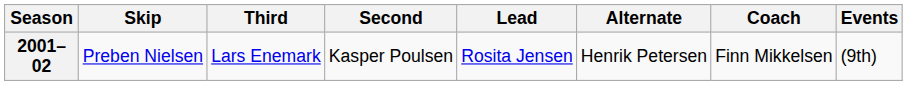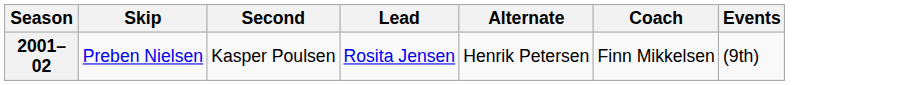- column: (266, 18)
